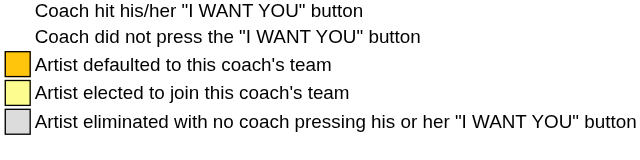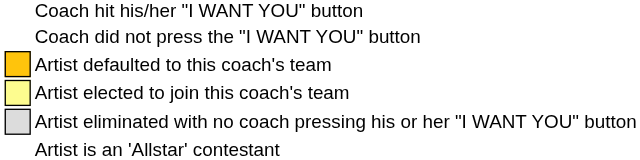+ row: (157, 149)
